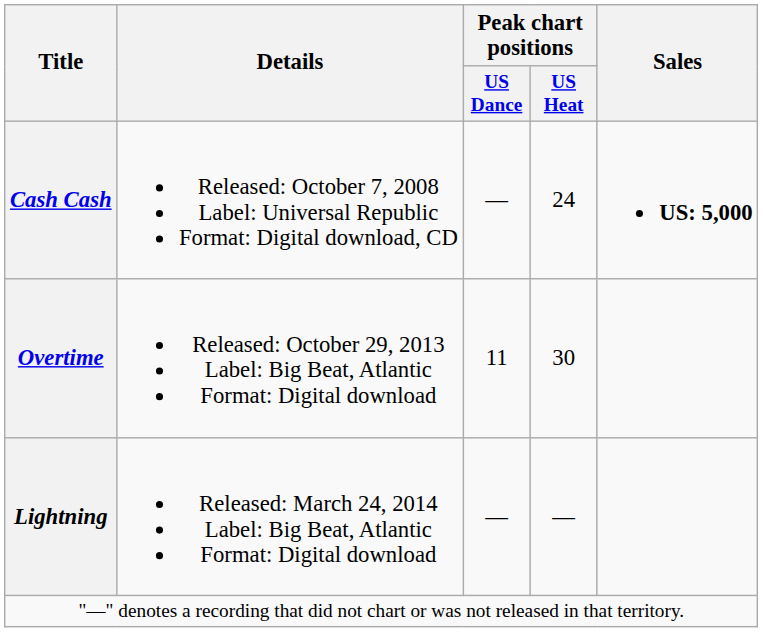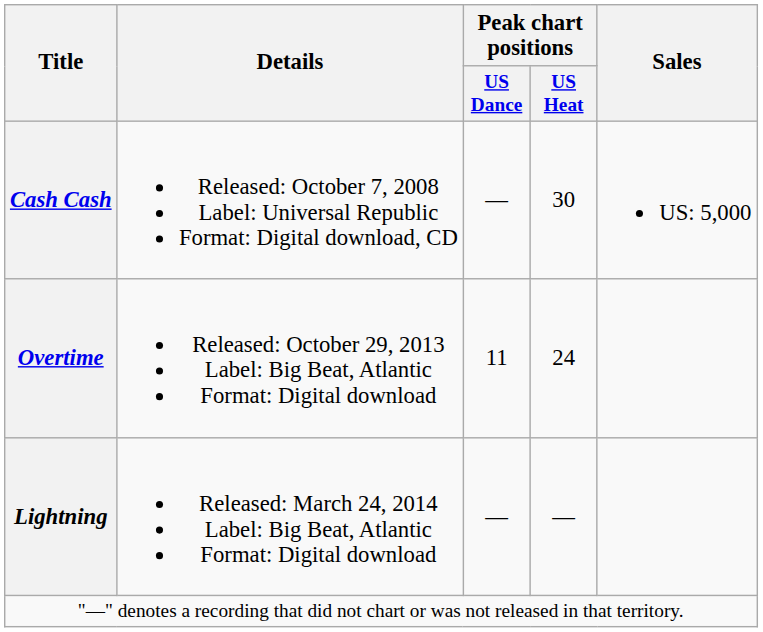(564, 199) 24 -> (564, 199) 30
(678, 213) bold -> (677, 213) normal
(564, 357) 30 -> (564, 357) 24
